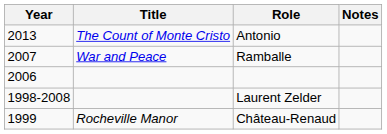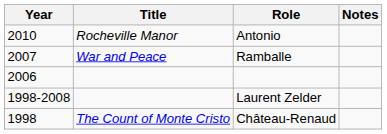(22, 35) 2013 -> (22, 35) 2010
(153, 35) The Count of Monte Cristo -> (127, 35) Rocheville Manor
(22, 118) 1999 -> (22, 118) 1998
(127, 118) Rocheville Manor -> (153, 118) The Count of Monte Cristo
